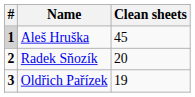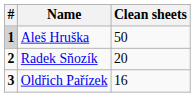(121, 37) 45 -> (121, 37) 50
(121, 80) 19 -> (121, 80) 16
